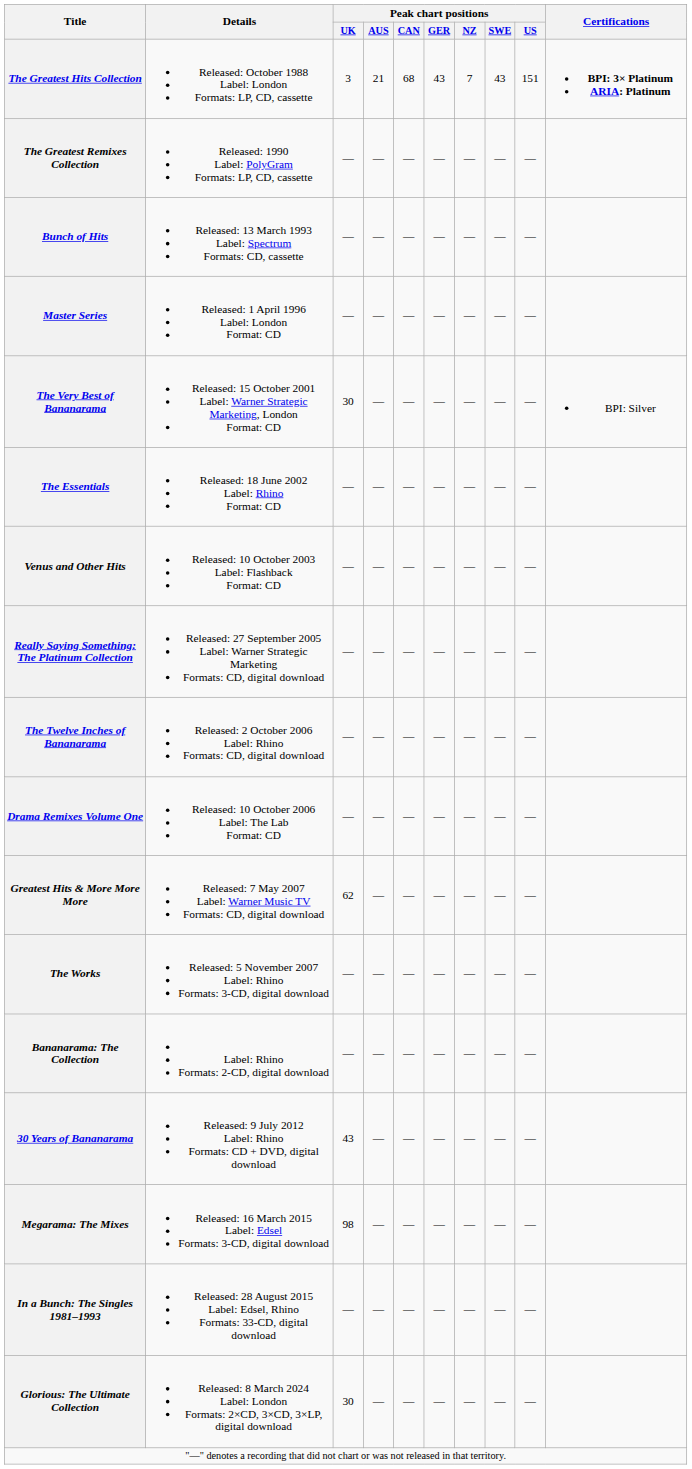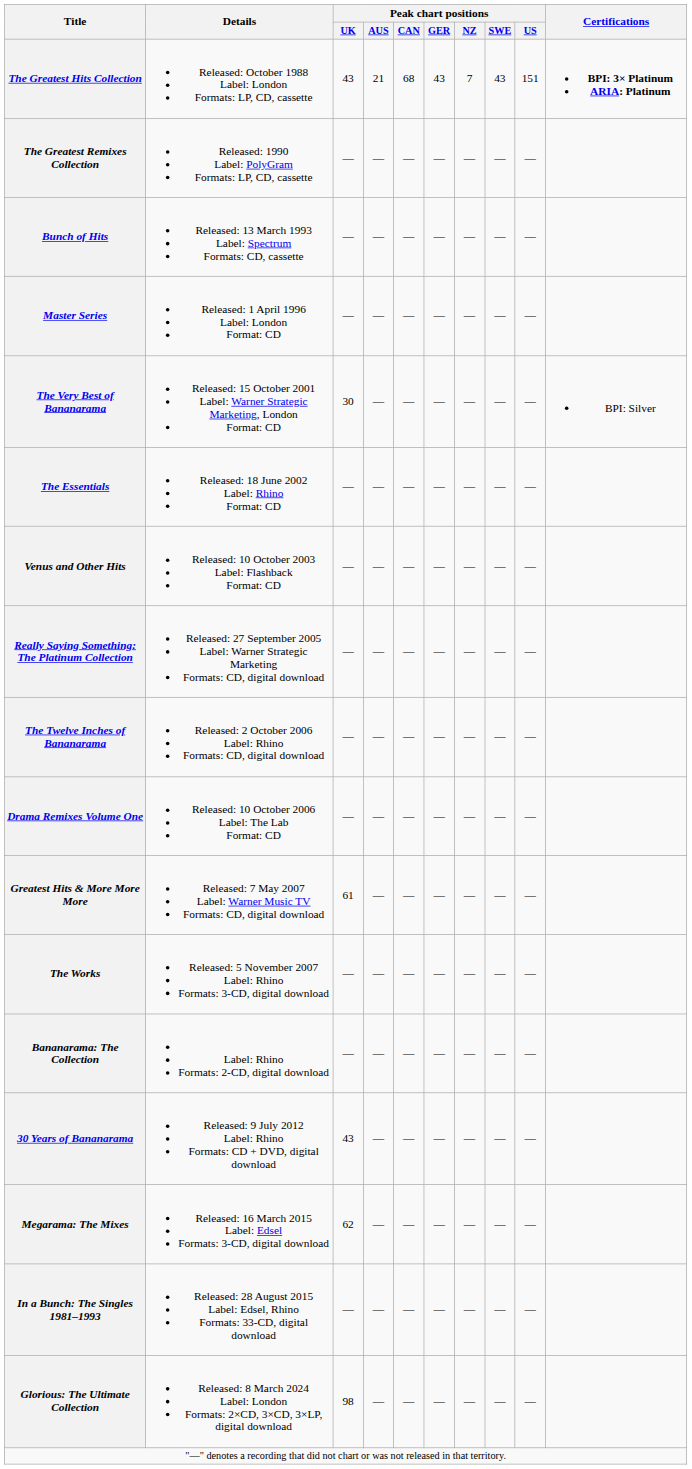(348, 78) 3 -> (348, 78) 43
(348, 895) 62 -> (348, 895) 61
(348, 1224) 98 -> (348, 1224) 62
(348, 1401) 30 -> (348, 1401) 98
